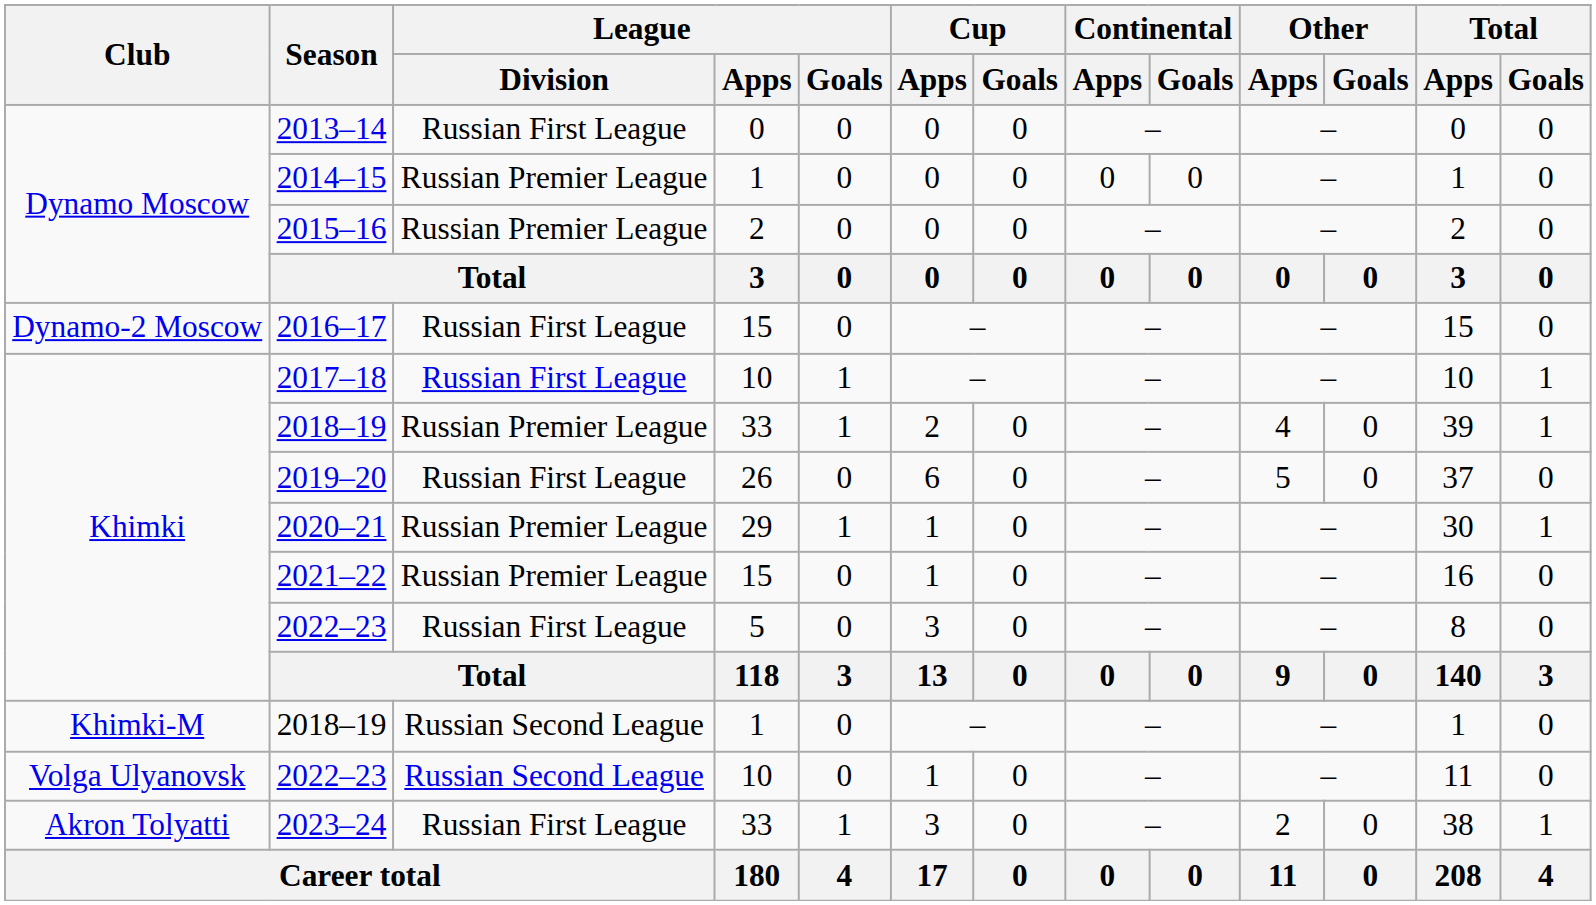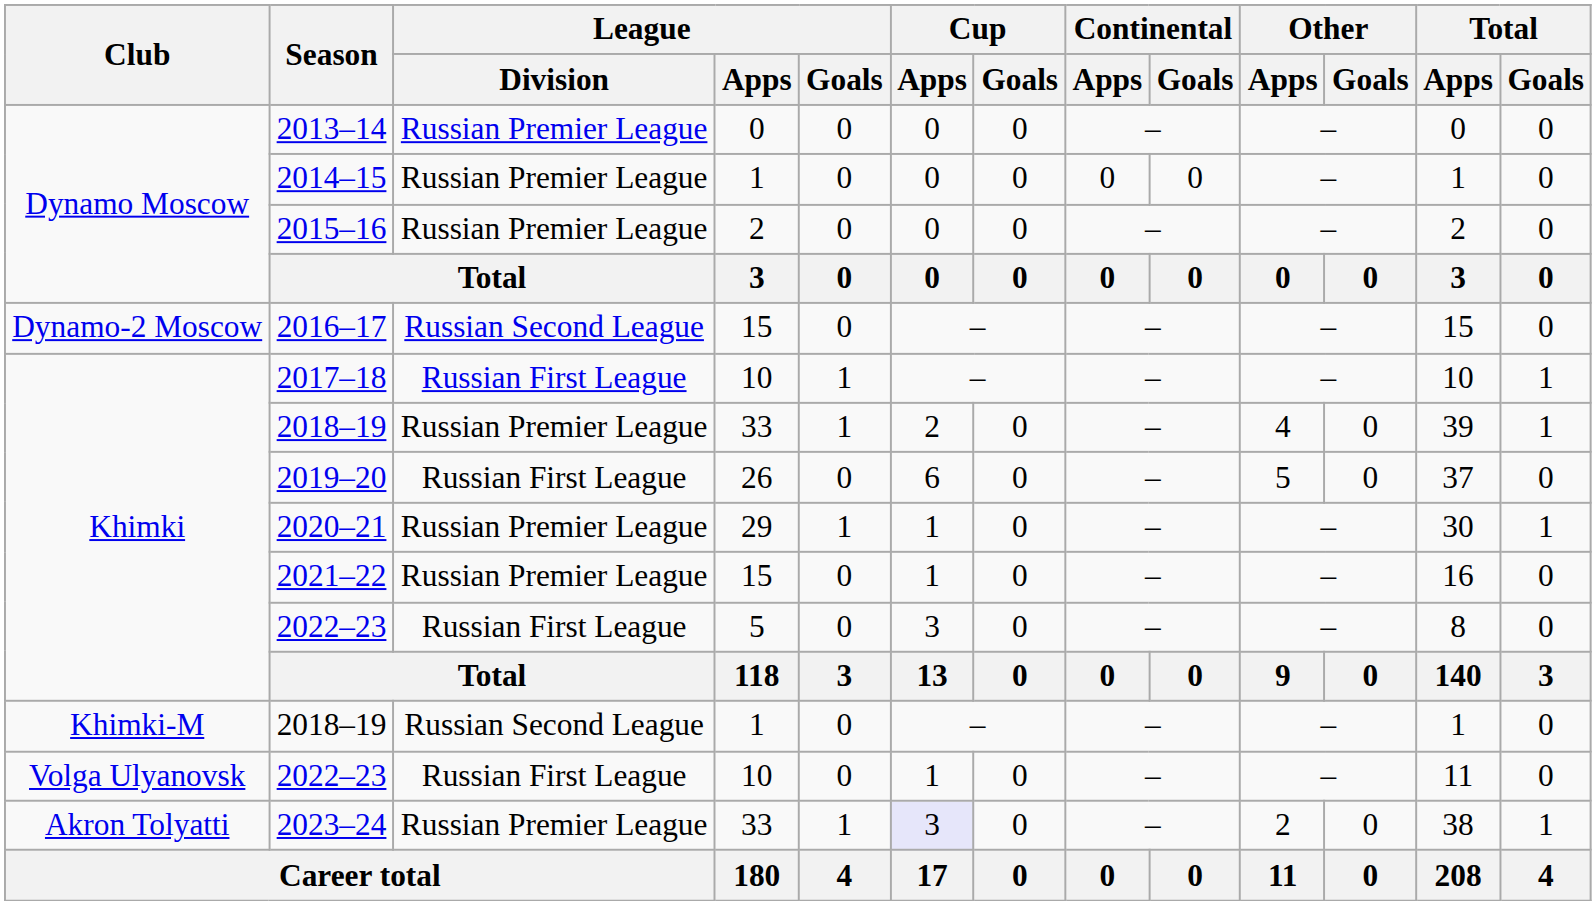(554, 128) Russian First League -> (554, 128) Russian Premier League
(554, 327) Russian First League -> (554, 327) Russian Second League
(554, 775) Russian Second League -> (554, 775) Russian First League
(554, 825) Russian First League -> (554, 825) Russian Premier League
(932, 825) no background -> (932, 825) lavender background
